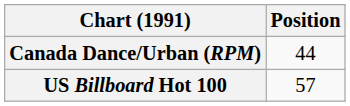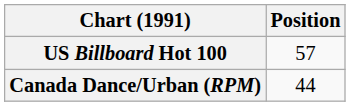rows swapped: (135, 52) <-> (135, 85)
